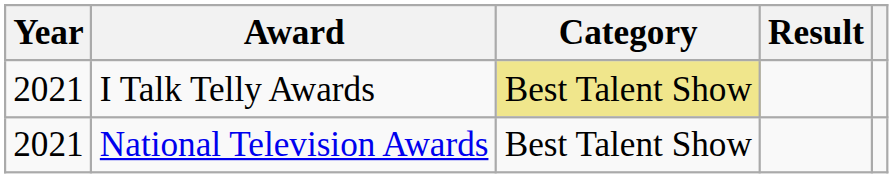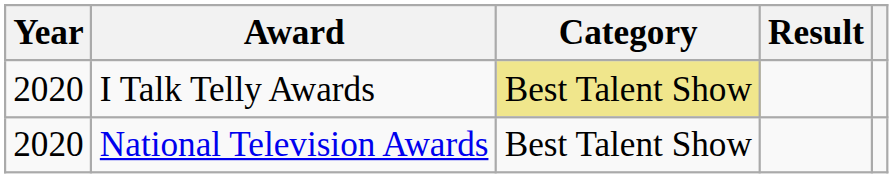(48, 88) 2021 -> (48, 88) 2020
(48, 144) 2021 -> (48, 144) 2020
